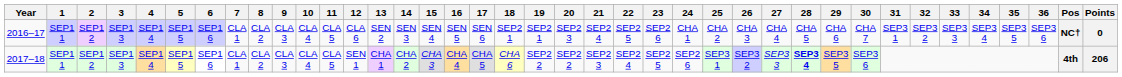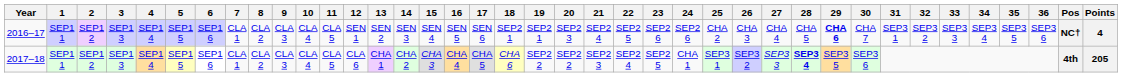(356, 33) CLA 6 -> (356, 33) SEN 1
(688, 33) CHA 1 -> (688, 33) SEP2 6
(836, 33) normal -> (836, 33) bold
(1100, 33) 0 -> (1100, 33) 4
(356, 59) SEN 1 -> (356, 59) CLA 6
(688, 59) SEP2 6 -> (688, 59) CHA 1
(1100, 59) 206 -> (1100, 59) 205
